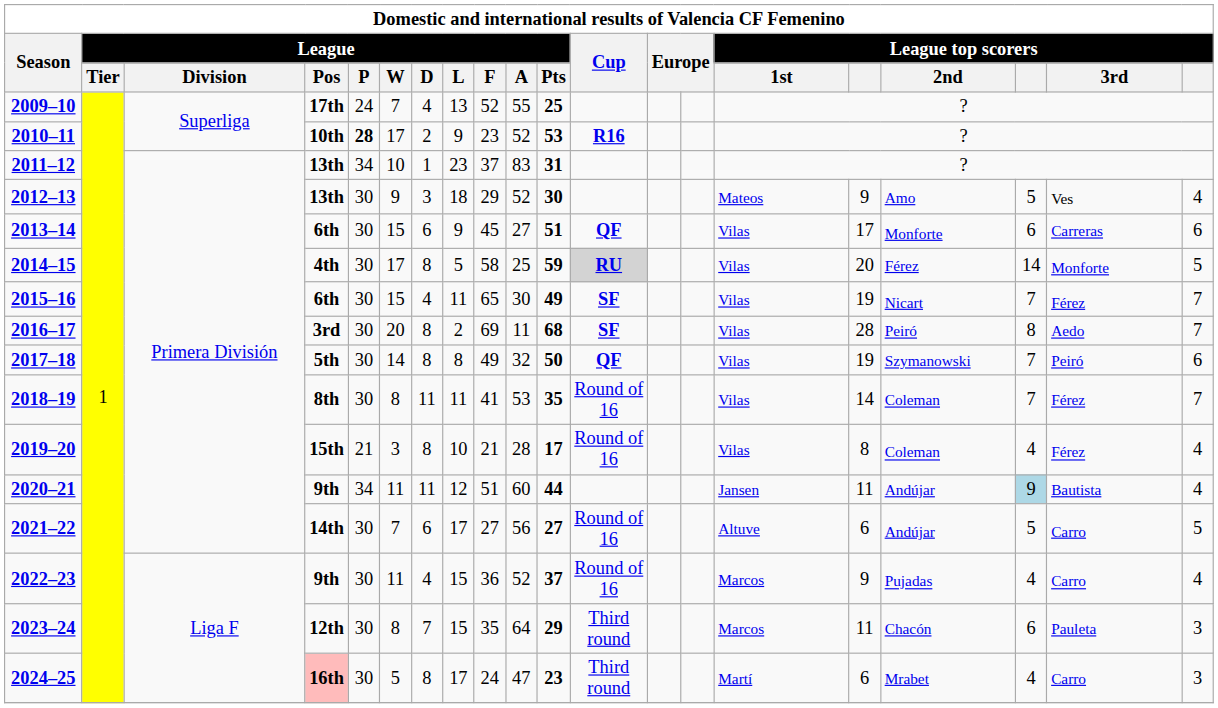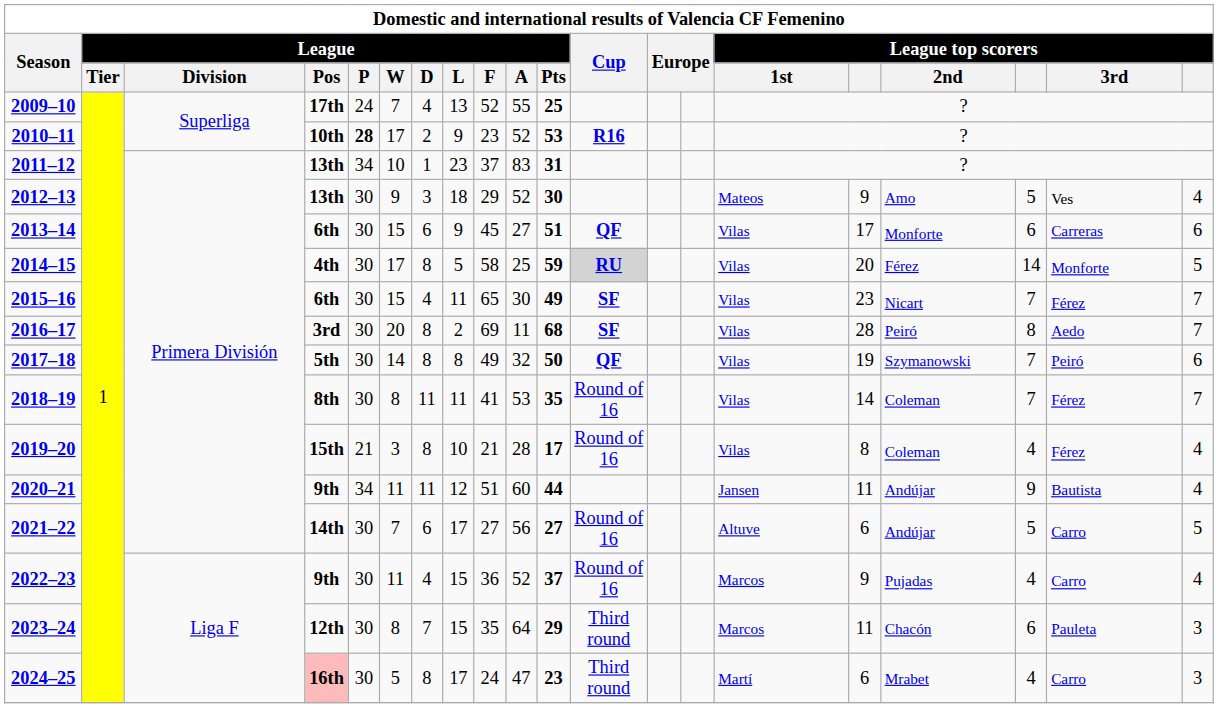(865, 299) 19 -> (865, 299) 23
(1031, 488) lightblue background -> (1031, 488) no background
